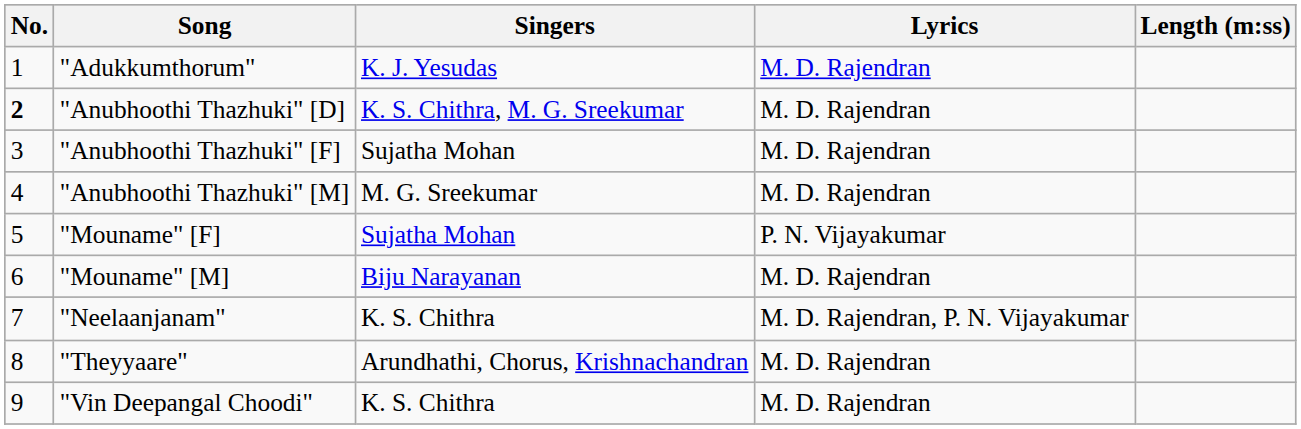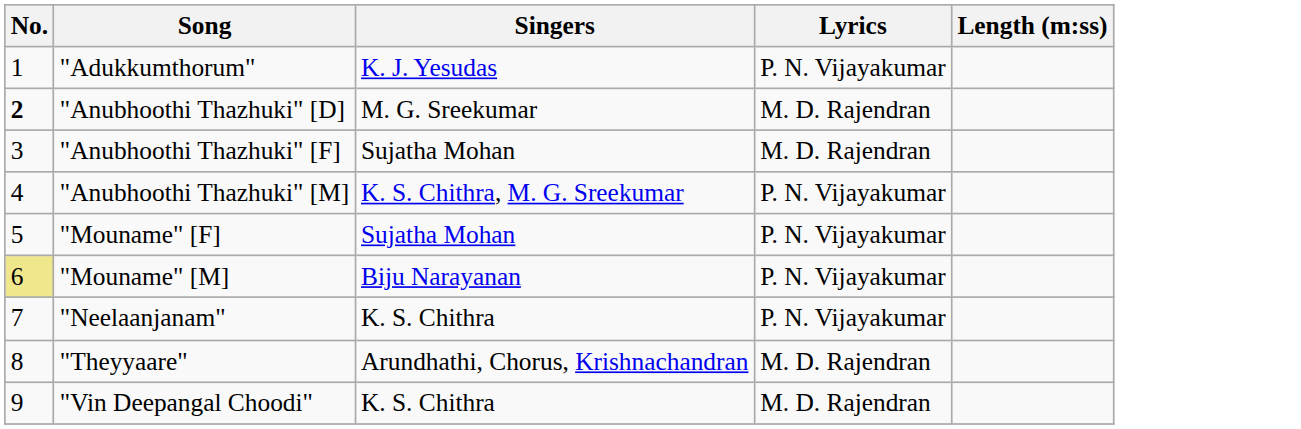(845, 67) M. D. Rajendran -> (853, 67) P. N. Vijayakumar
(522, 109) K. S. Chithra, M. G. Sreekumar -> (449, 109) M. G. Sreekumar
(449, 193) M. G. Sreekumar -> (522, 193) K. S. Chithra, M. G. Sreekumar
(845, 193) M. D. Rajendran -> (853, 193) P. N. Vijayakumar
(17, 276) no background -> (17, 276) khaki background
(845, 276) M. D. Rajendran -> (853, 276) P. N. Vijayakumar
(945, 318) M. D. Rajendran, P. N. Vijayakumar -> (853, 318) P. N. Vijayakumar
